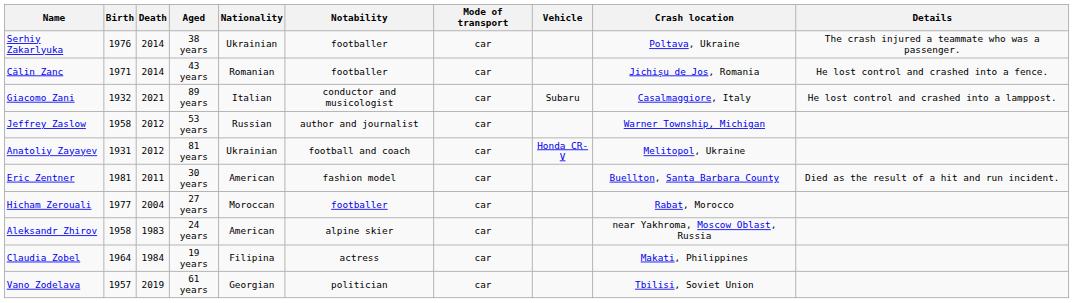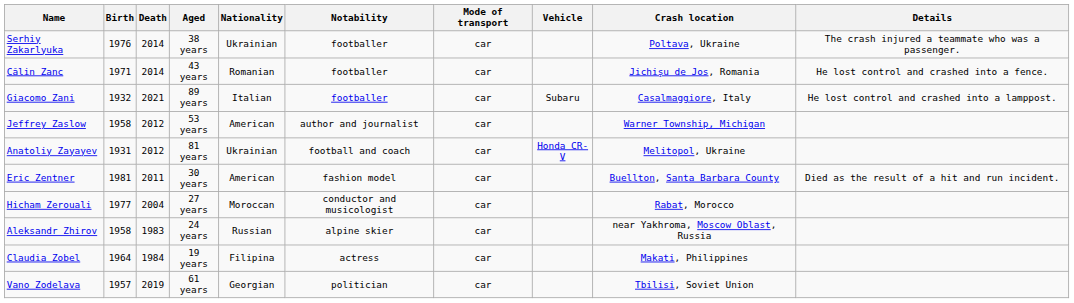(359, 98) conductor and musicologist -> (359, 98) footballer
(252, 125) Russian -> (252, 125) American
(359, 205) footballer -> (359, 205) conductor and musicologist
(252, 231) American -> (252, 231) Russian
